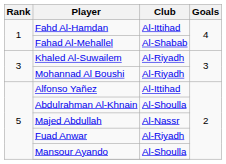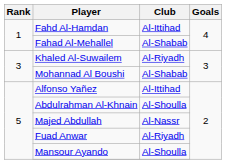(163, 74) Al-Riyadh -> (165, 74) Al-Shabab
